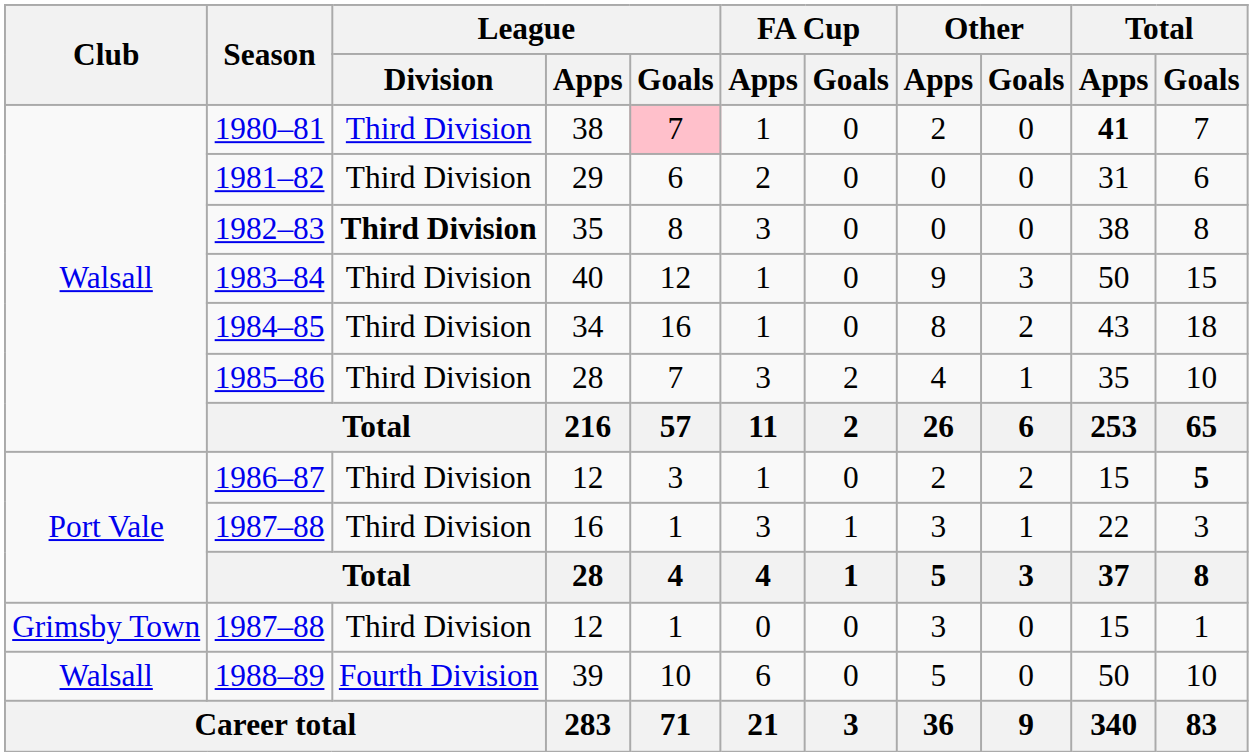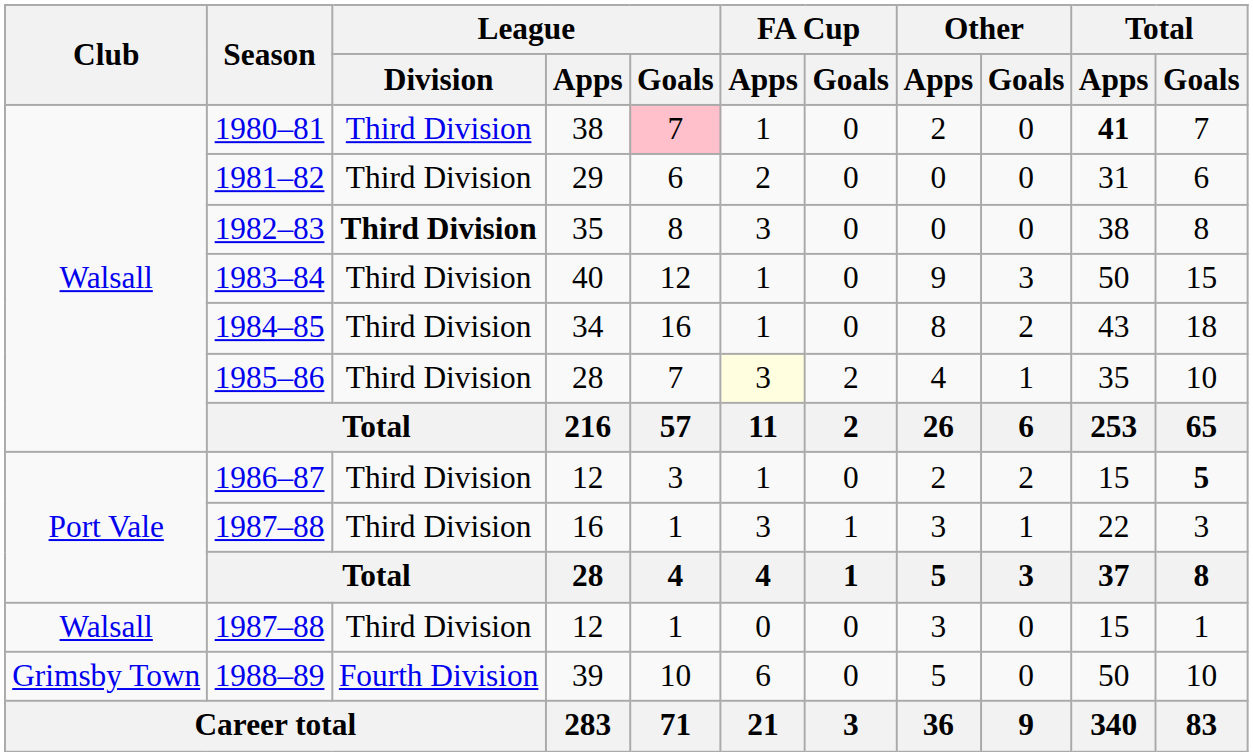(763, 377) no background -> (763, 377) lightyellow background
(106, 626) Grimsby Town -> (106, 626) Walsall
(106, 675) Walsall -> (106, 675) Grimsby Town
